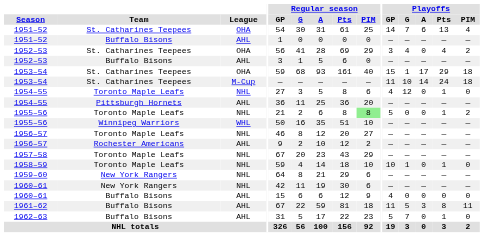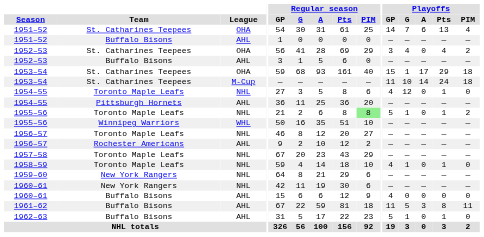(407, 113) 0 -> (407, 113) 1
(391, 165) 10 -> (391, 165) 4
(407, 217) 7 -> (407, 217) 1
